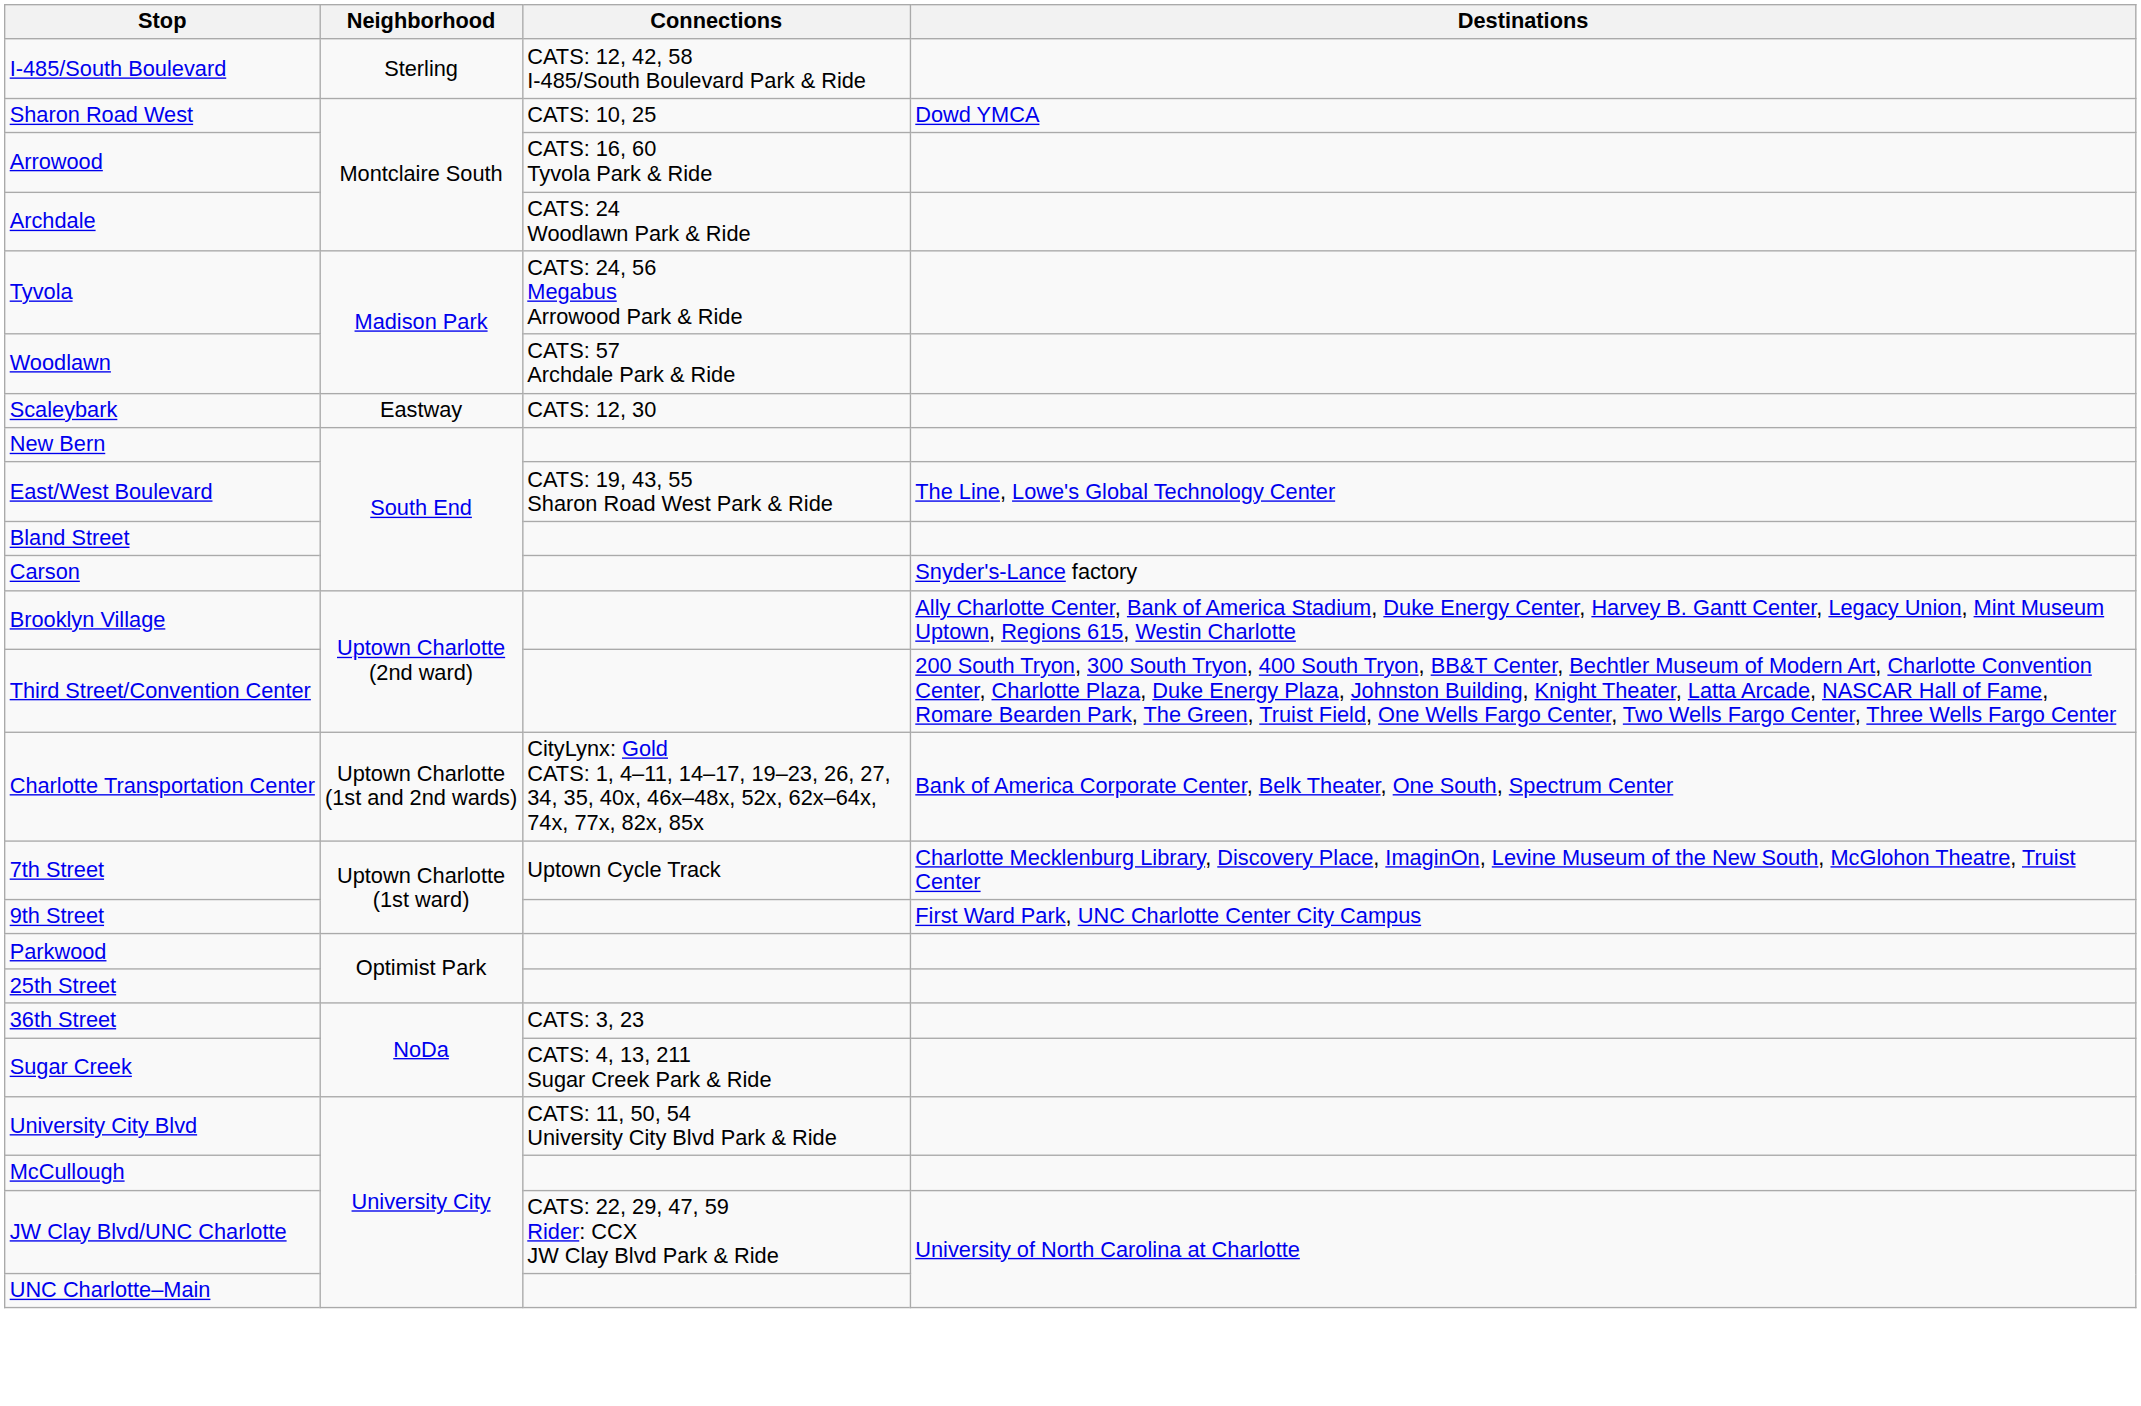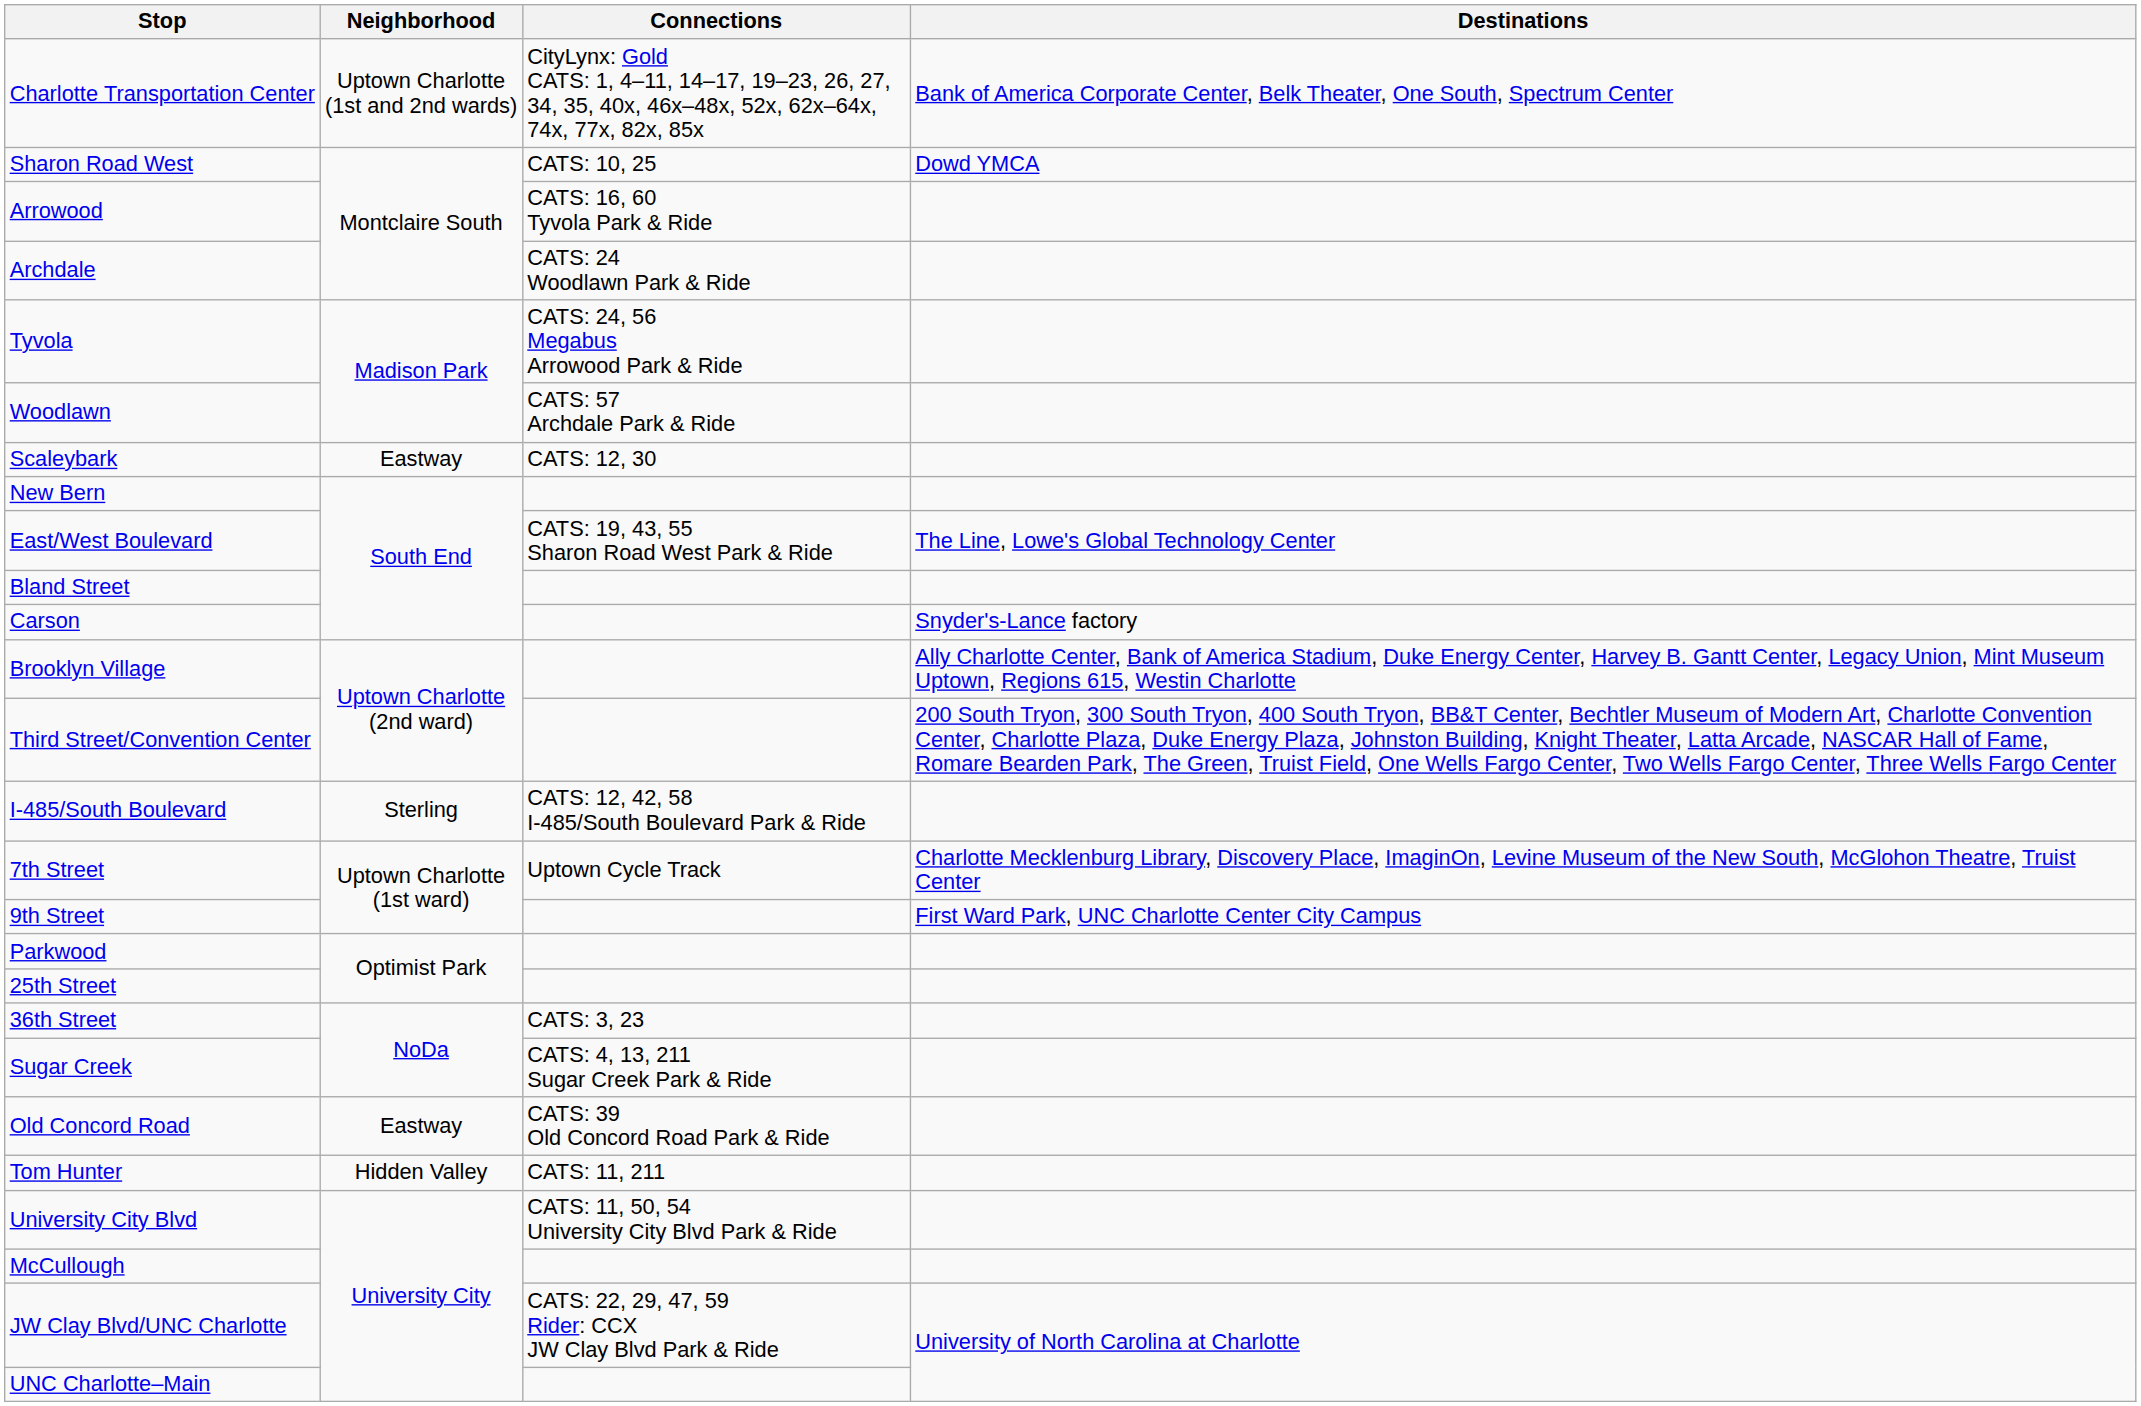rows swapped: (118, 68) <-> (162, 786)
+ row: (100, 1125)
+ row: (66, 1172)
